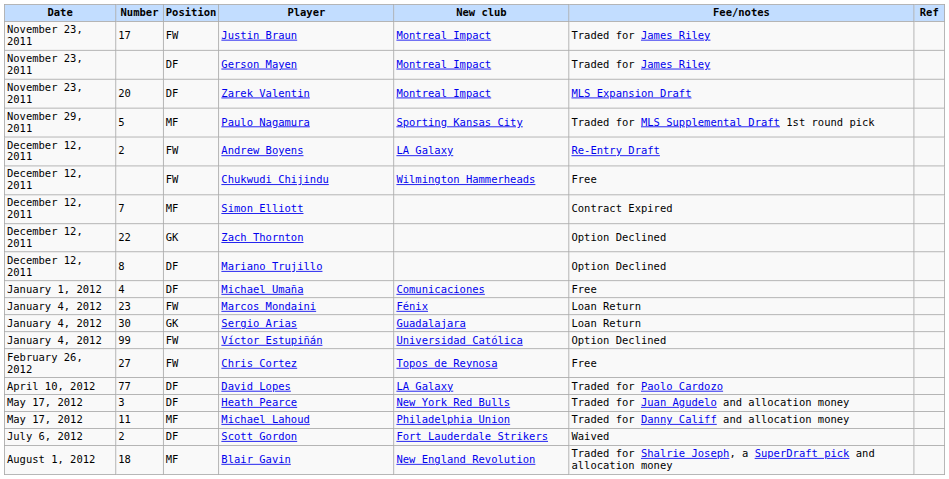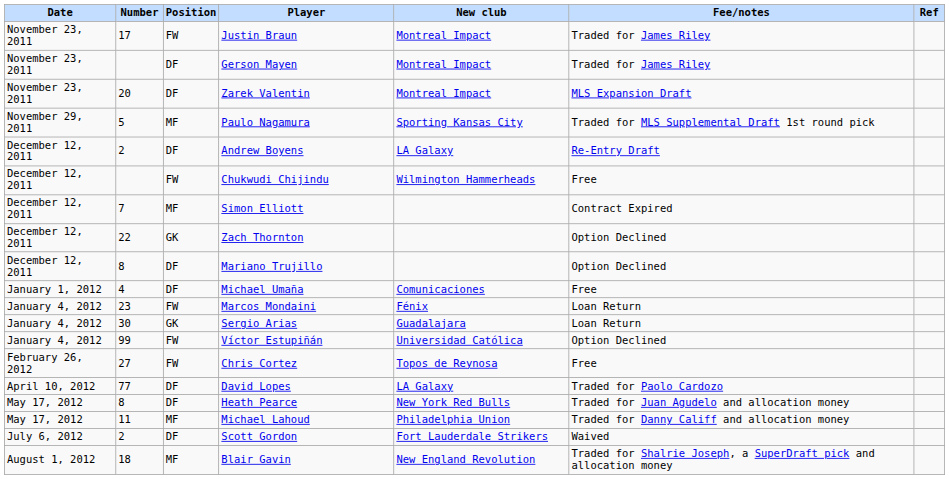(172, 152) FW -> (172, 152) DF
(121, 403) 3 -> (121, 403) 8
